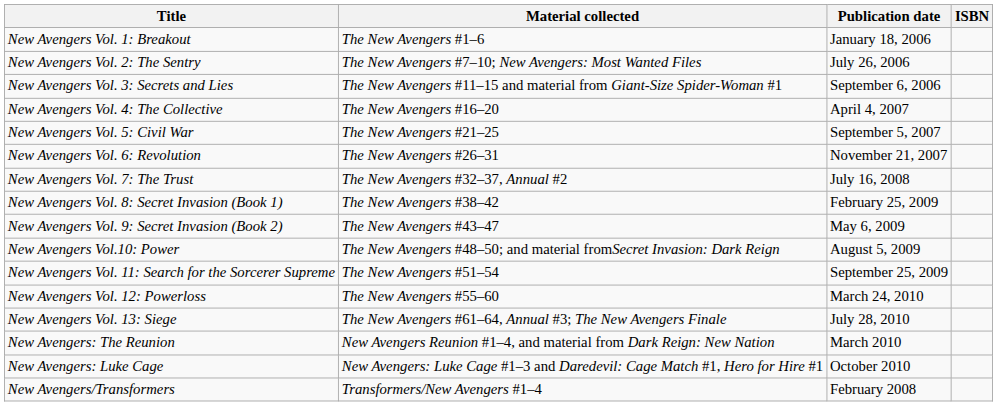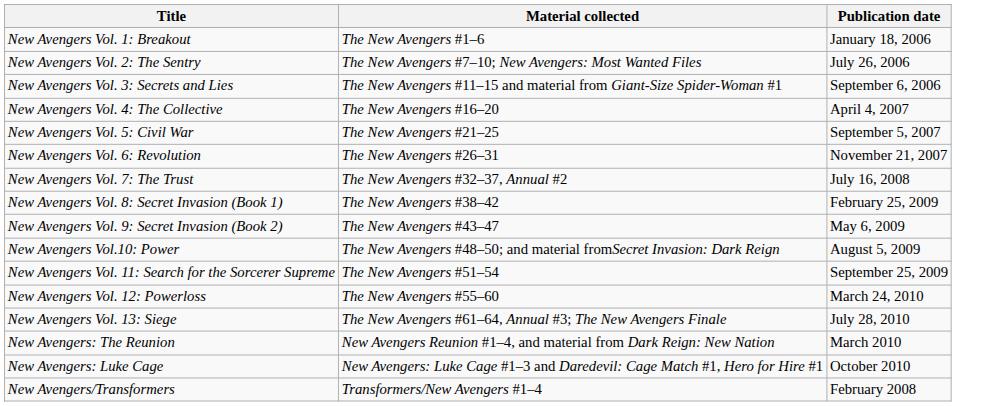- column: (972, 16)
